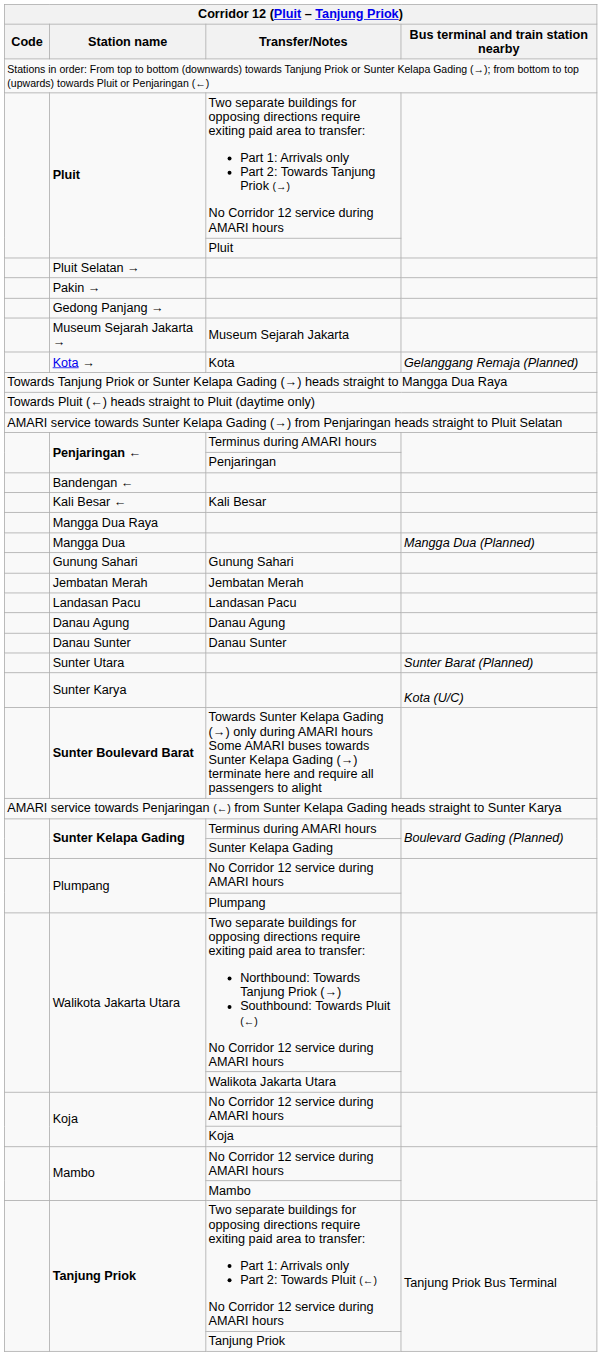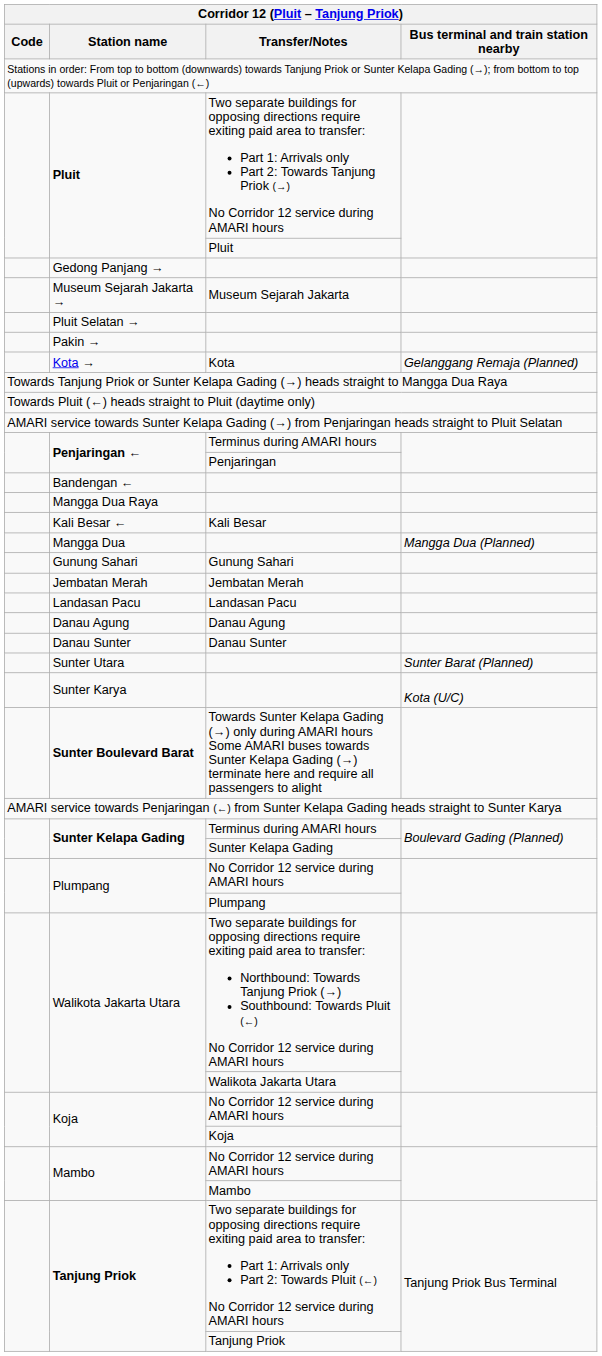rows swapped: (96, 268) <-> (108, 308)
rows swapped: (77, 288) <-> (123, 335)
rows swapped: (90, 502) <-> (105, 522)
